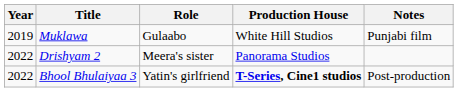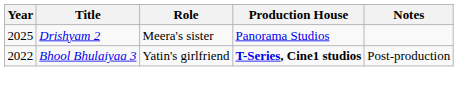- row: (63, 35)
(20, 55) 2022 -> (20, 35) 2025
